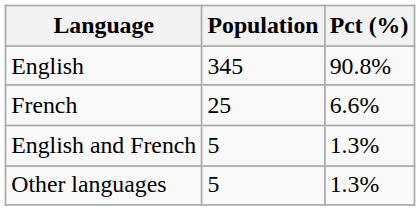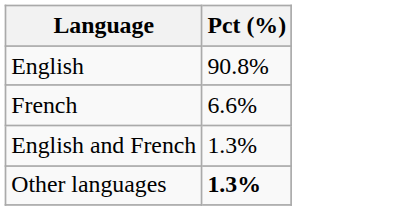- column: (263, 25)
(355, 184) normal -> (234, 184) bold
